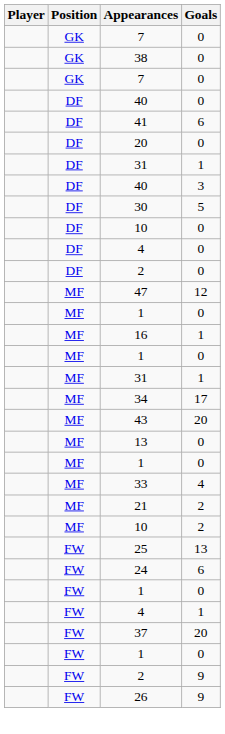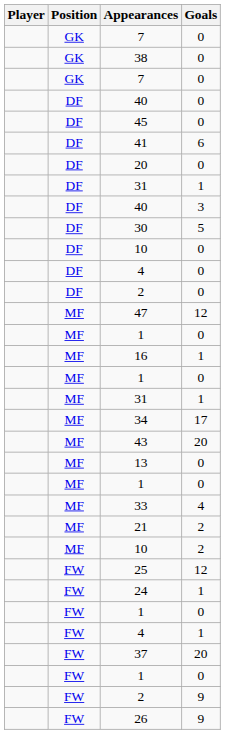+ row: (74, 121)
(201, 548) 13 -> (201, 569) 12
(201, 569) 6 -> (201, 590) 1
